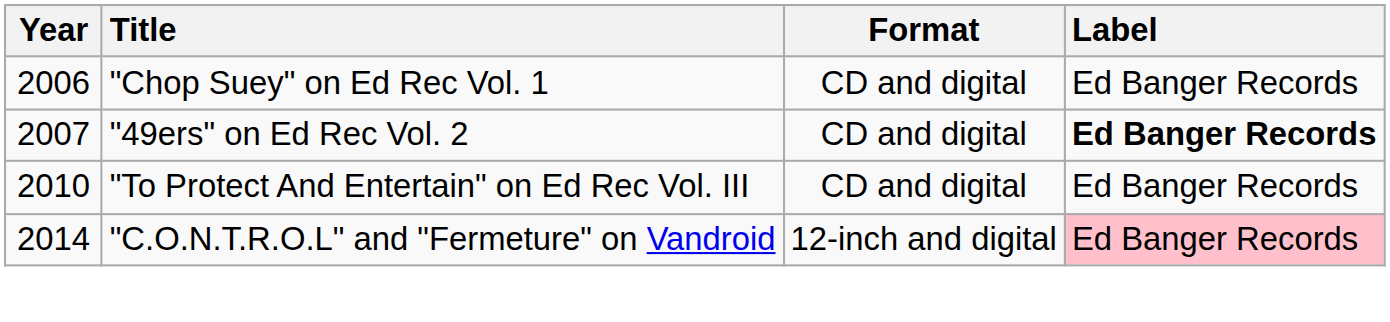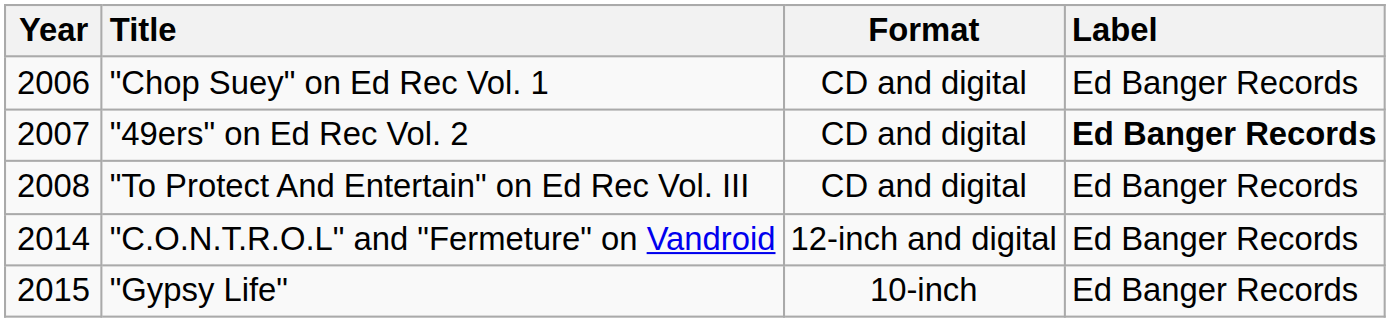(54, 186) 2010 -> (54, 186) 2008
(1215, 238) pink background -> (1215, 238) no background
+ row: (199, 290)
